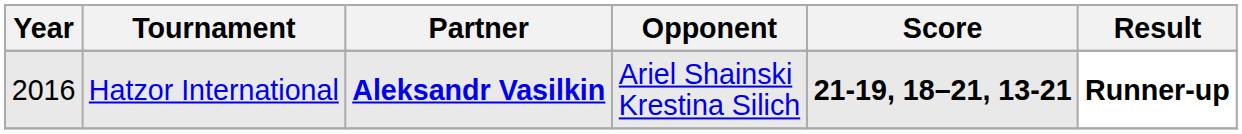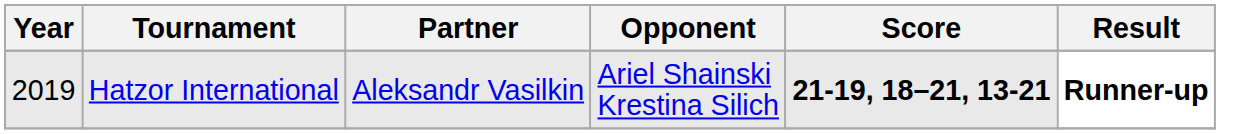(44, 89) 2016 -> (44, 89) 2019
(479, 89) bold -> (468, 89) normal
